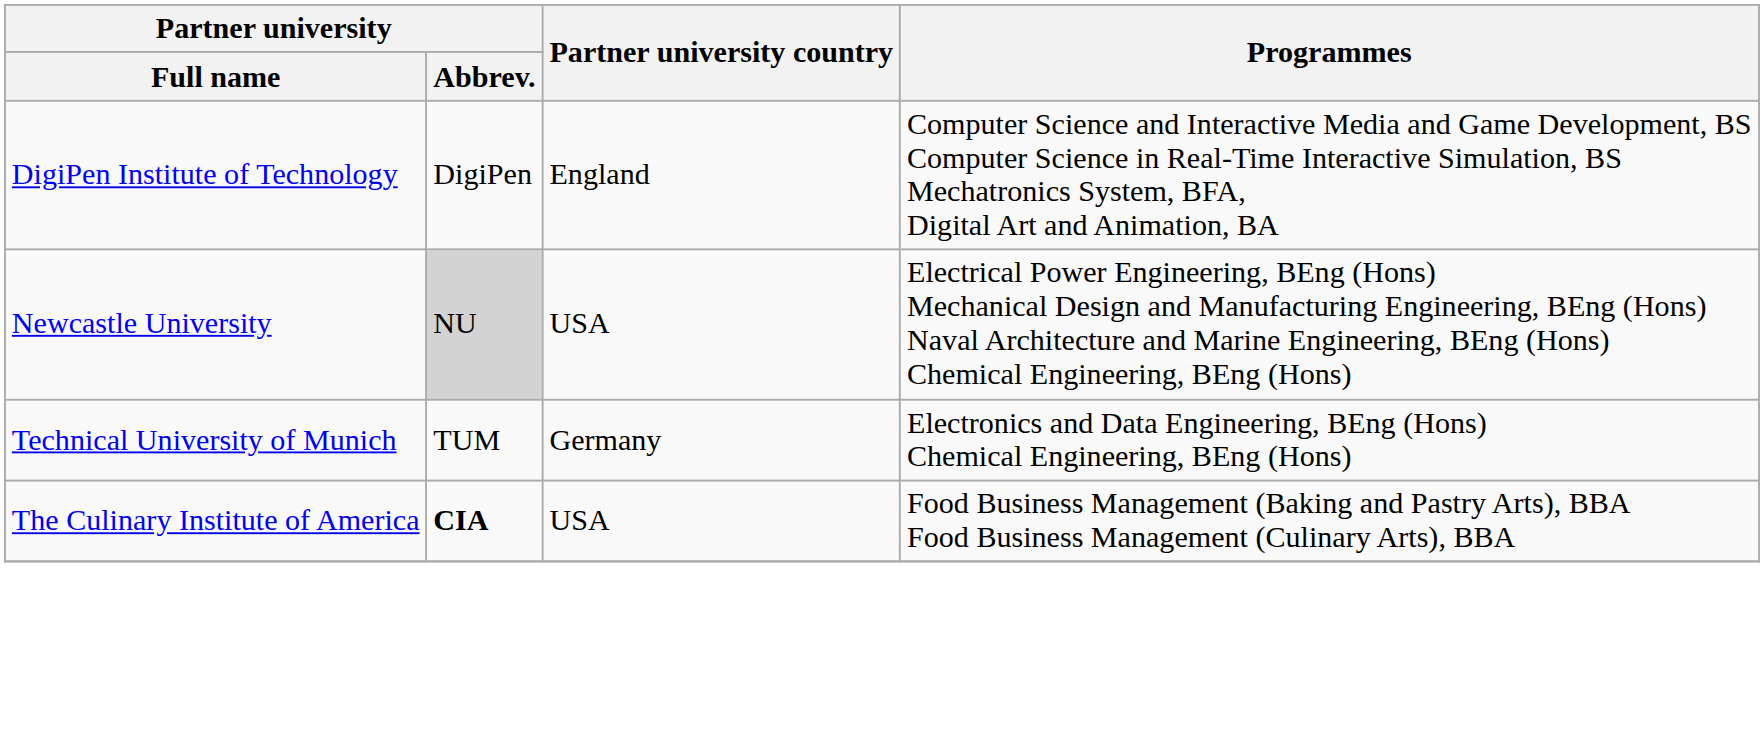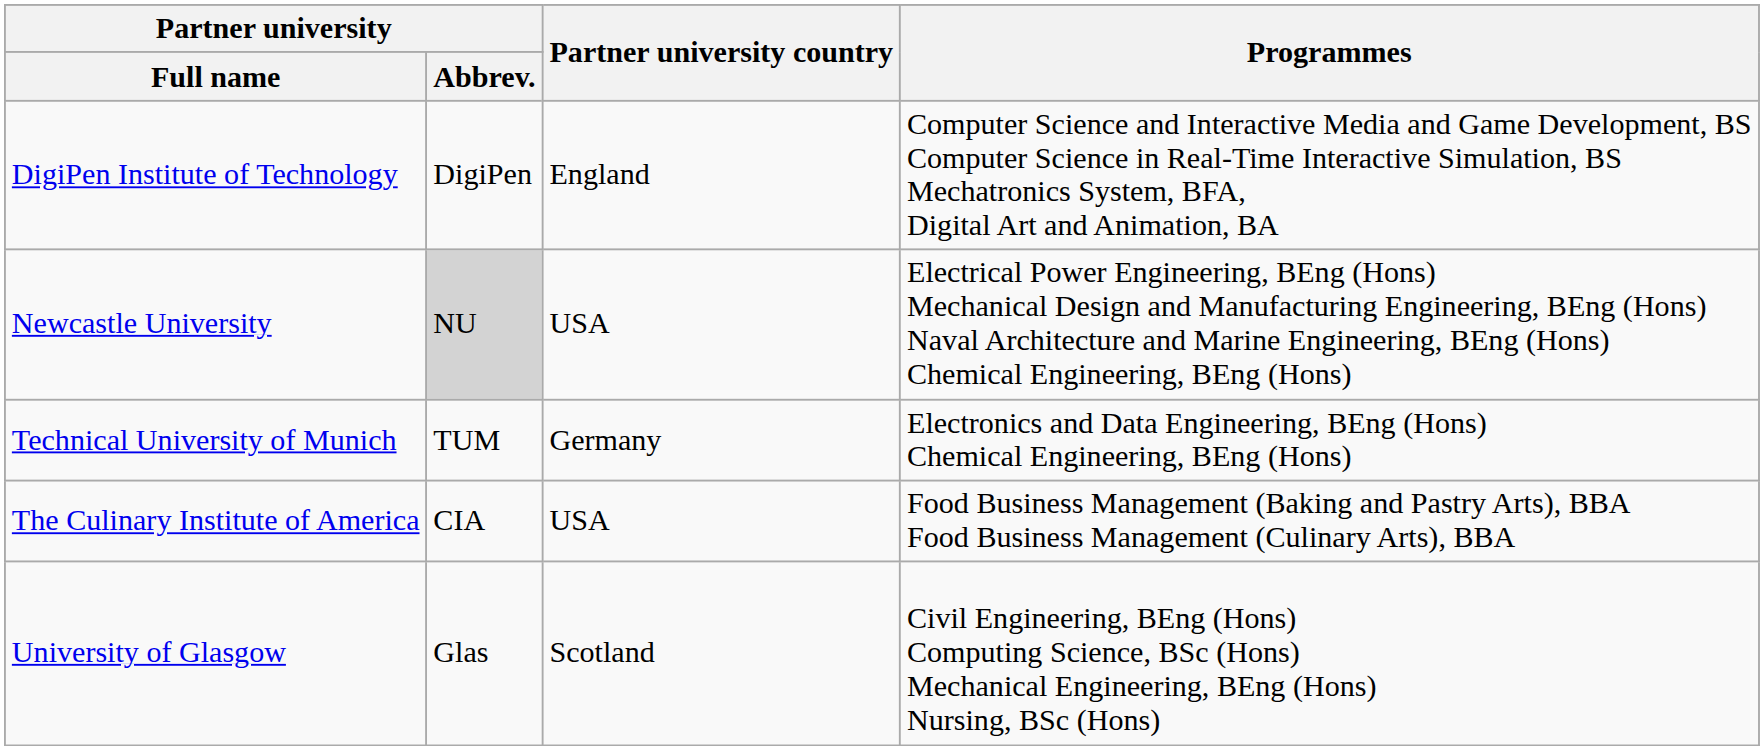(461, 520) bold -> (459, 520) normal
+ row: (149, 652)
